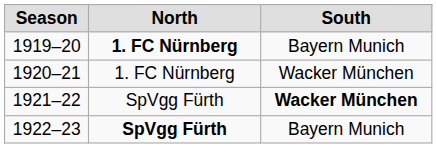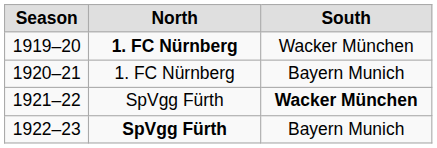(346, 45) Bayern Munich -> (346, 45) Wacker München
(346, 73) Wacker München -> (346, 73) Bayern Munich
